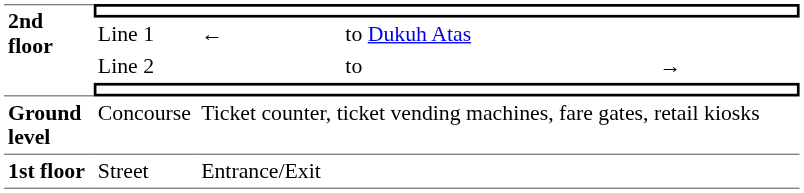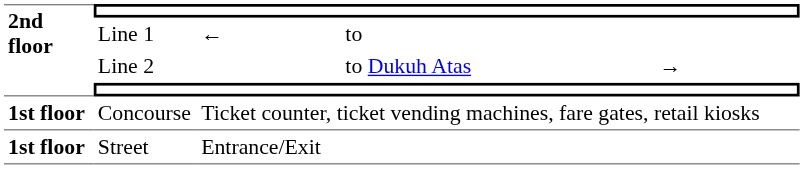(408, 33) to Dukuh Atas -> (354, 33) to
(354, 66) to -> (408, 66) to Dukuh Atas
(45, 124) Ground level -> (46, 112) 1st floor
